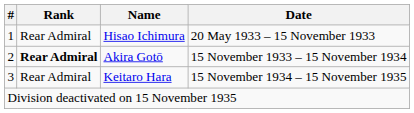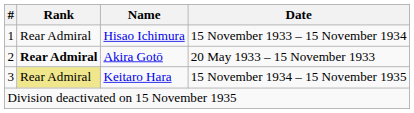(283, 35) 20 May 1933 – 15 November 1933 -> (299, 35) 15 November 1933 – 15 November 1934
(299, 56) 15 November 1933 – 15 November 1934 -> (283, 56) 20 May 1933 – 15 November 1933
(56, 77) no background -> (56, 77) khaki background
